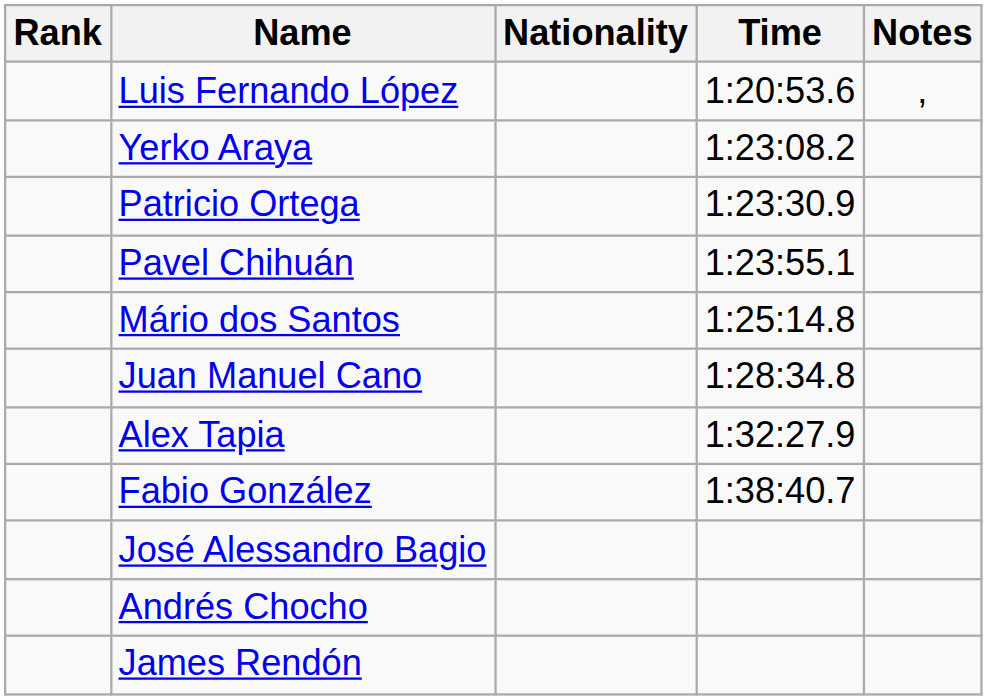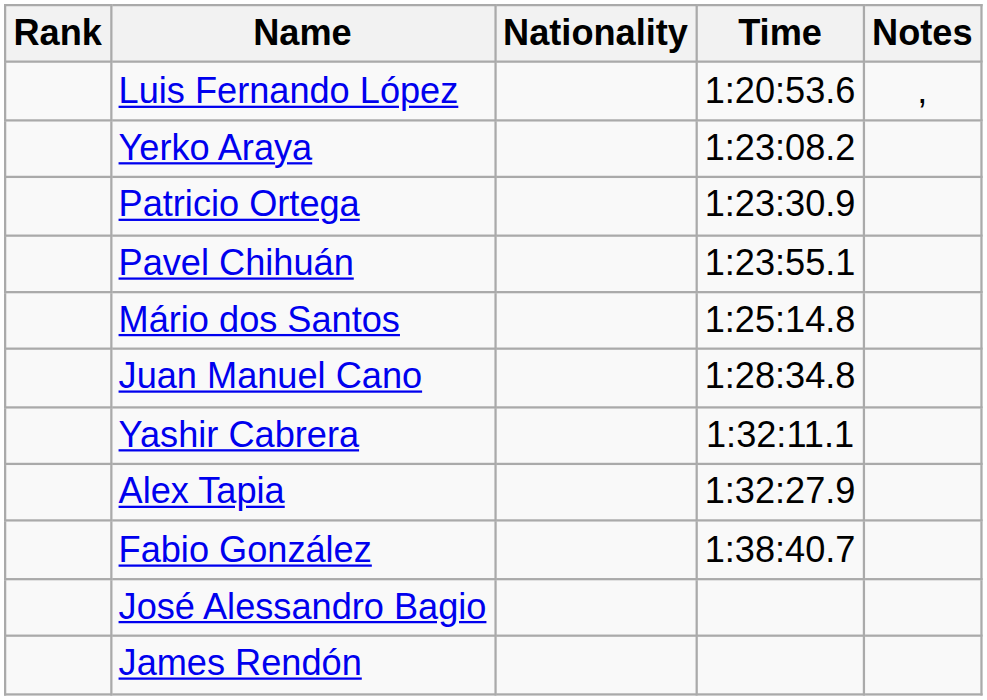+ row: (239, 434)
- row: (243, 606)
